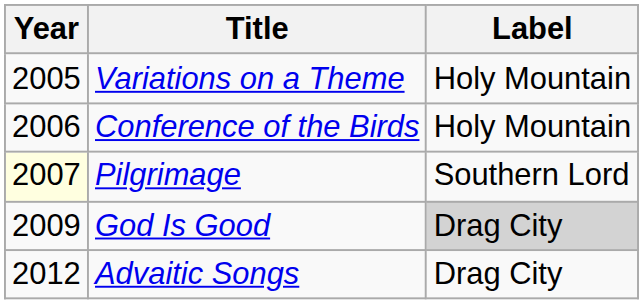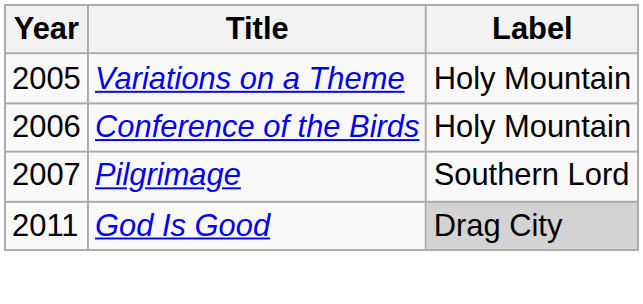(46, 175) lightyellow background -> (46, 175) no background
(46, 224) 2009 -> (45, 224) 2011
- row: (197, 273)
